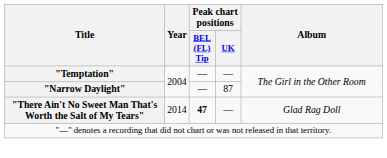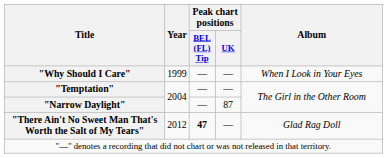+ row: (85, 73)
(177, 110) 2014 -> (177, 125) 2012
